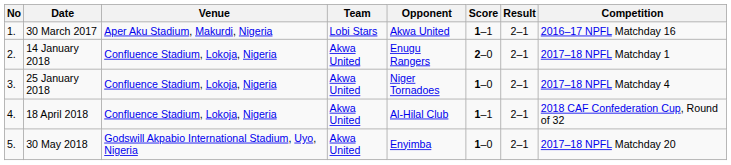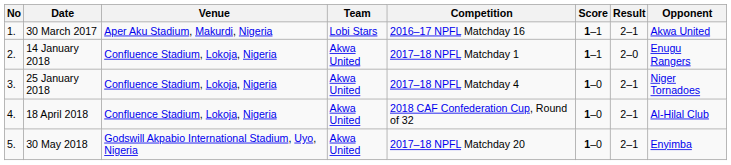columns swapped: (427, 13) <-> (632, 13)
(483, 54) 2–0 -> (593, 54) 1–1
(519, 54) 2–1 -> (629, 54) 2–0
(483, 114) 1–1 -> (593, 114) 1–0
